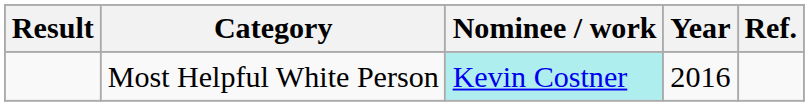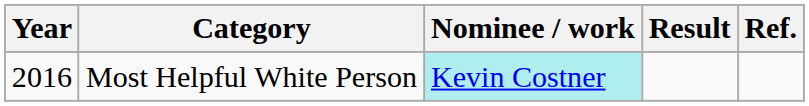columns swapped: (700, 28) <-> (53, 28)
